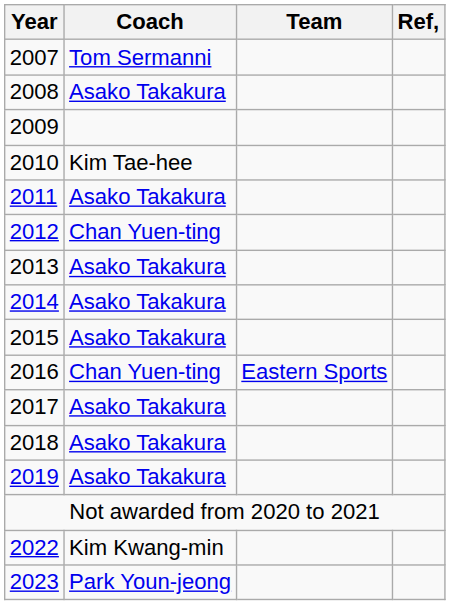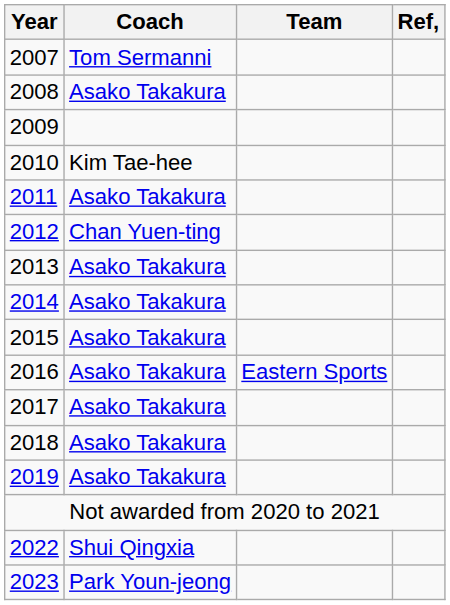(145, 372) Chan Yuen-ting -> (147, 372) Asako Takakura
(146, 547) Kim Kwang-min -> (132, 547) Shui Qingxia
